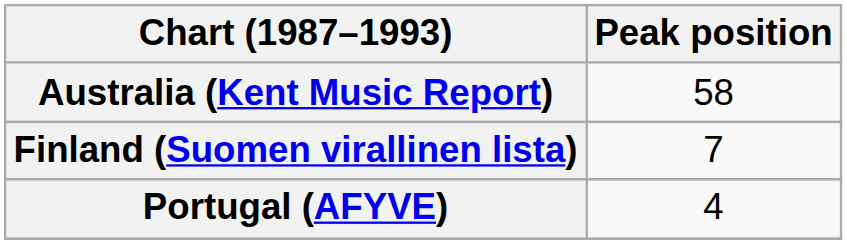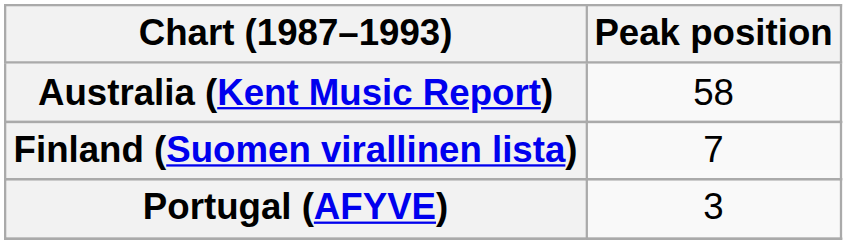(714, 207) 4 -> (714, 207) 3
